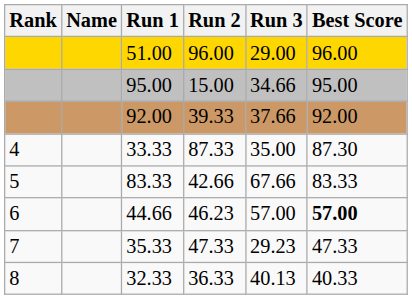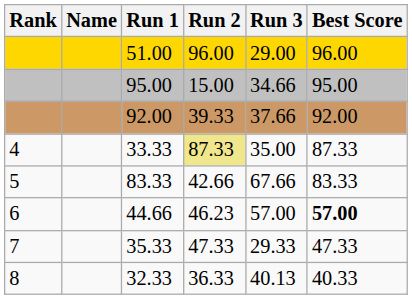(211, 149) no background -> (211, 149) khaki background
(335, 149) 87.30 -> (335, 149) 87.33
(273, 246) 29.23 -> (273, 246) 29.33
